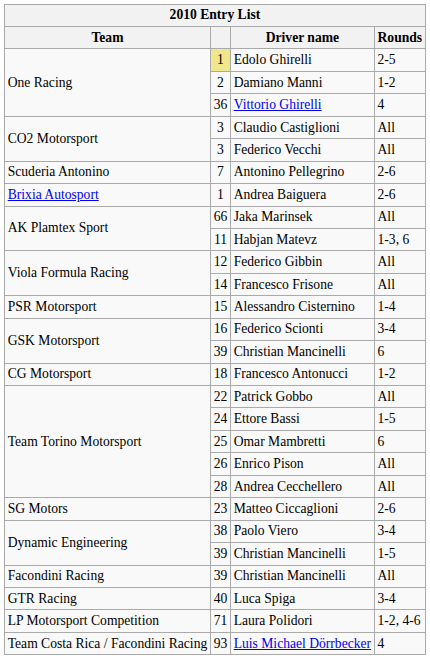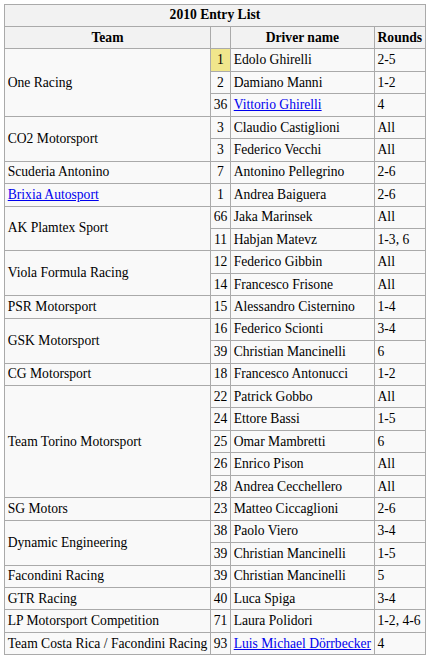(386, 576) All -> (381, 576) 5
